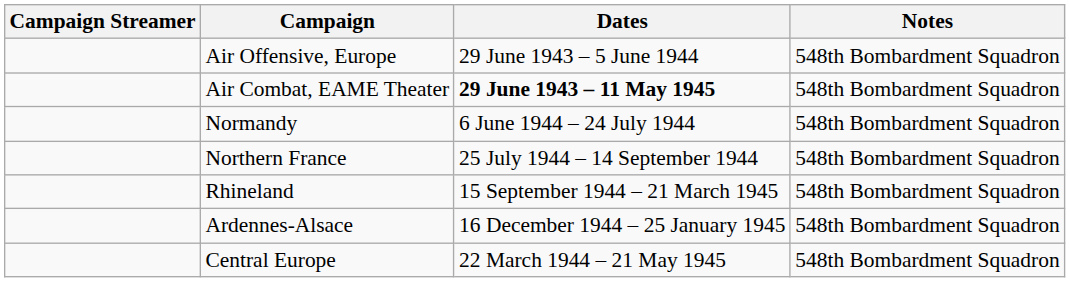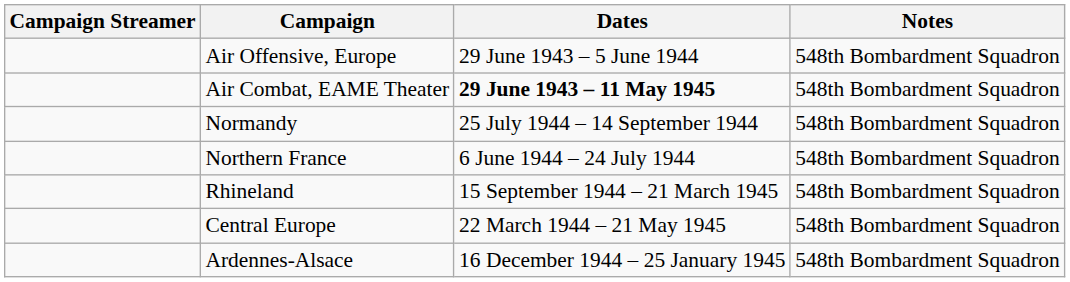(577, 123) 6 June 1944 – 24 July 1944 -> (609, 123) 25 July 1944 – 14 September 1944
(609, 157) 25 July 1944 – 14 September 1944 -> (577, 157) 6 June 1944 – 24 July 1944
rows swapped: (279, 225) <-> (271, 259)
